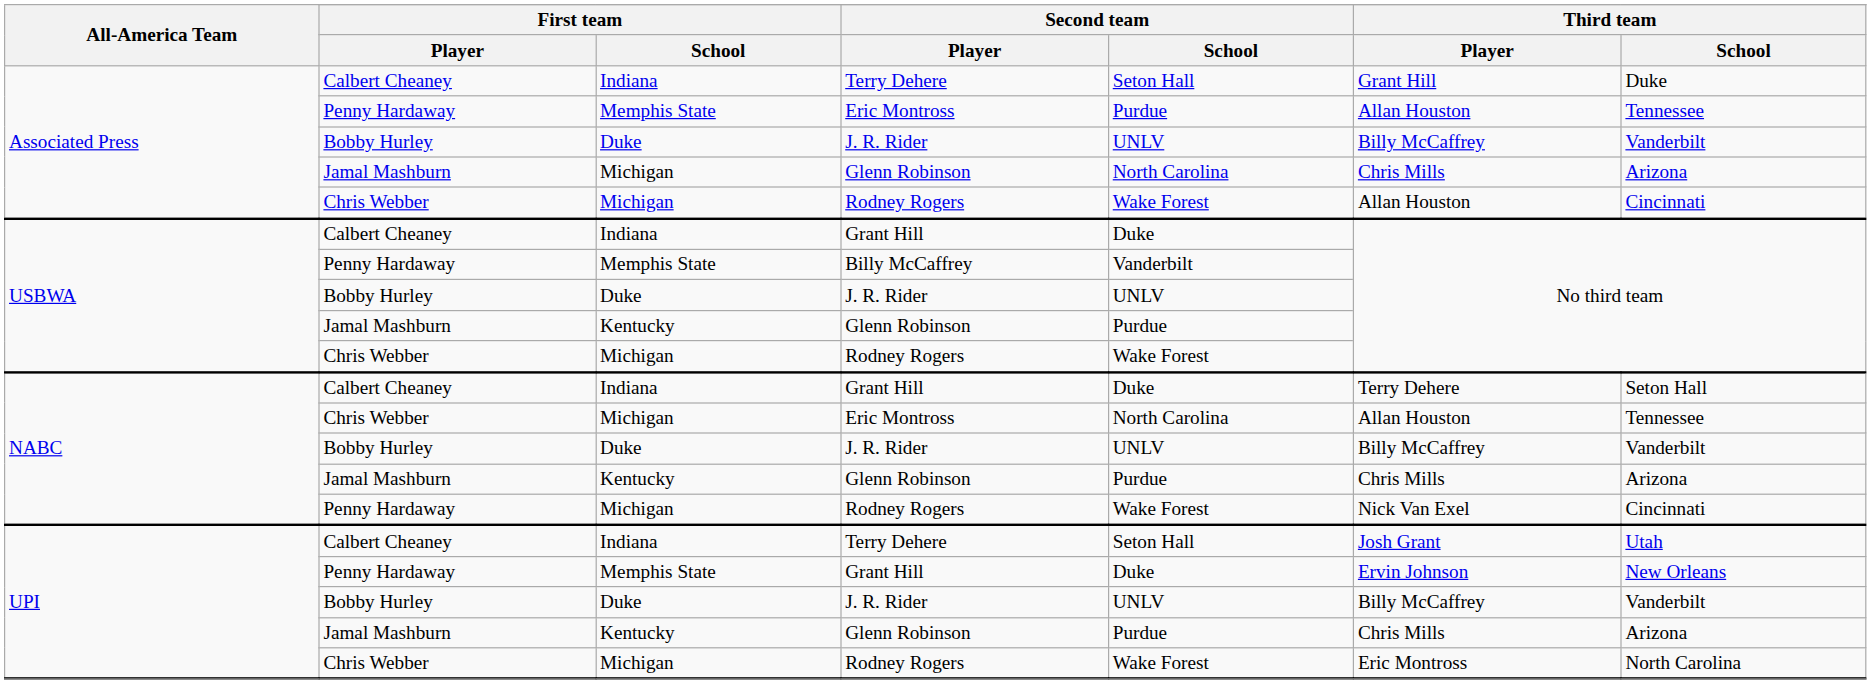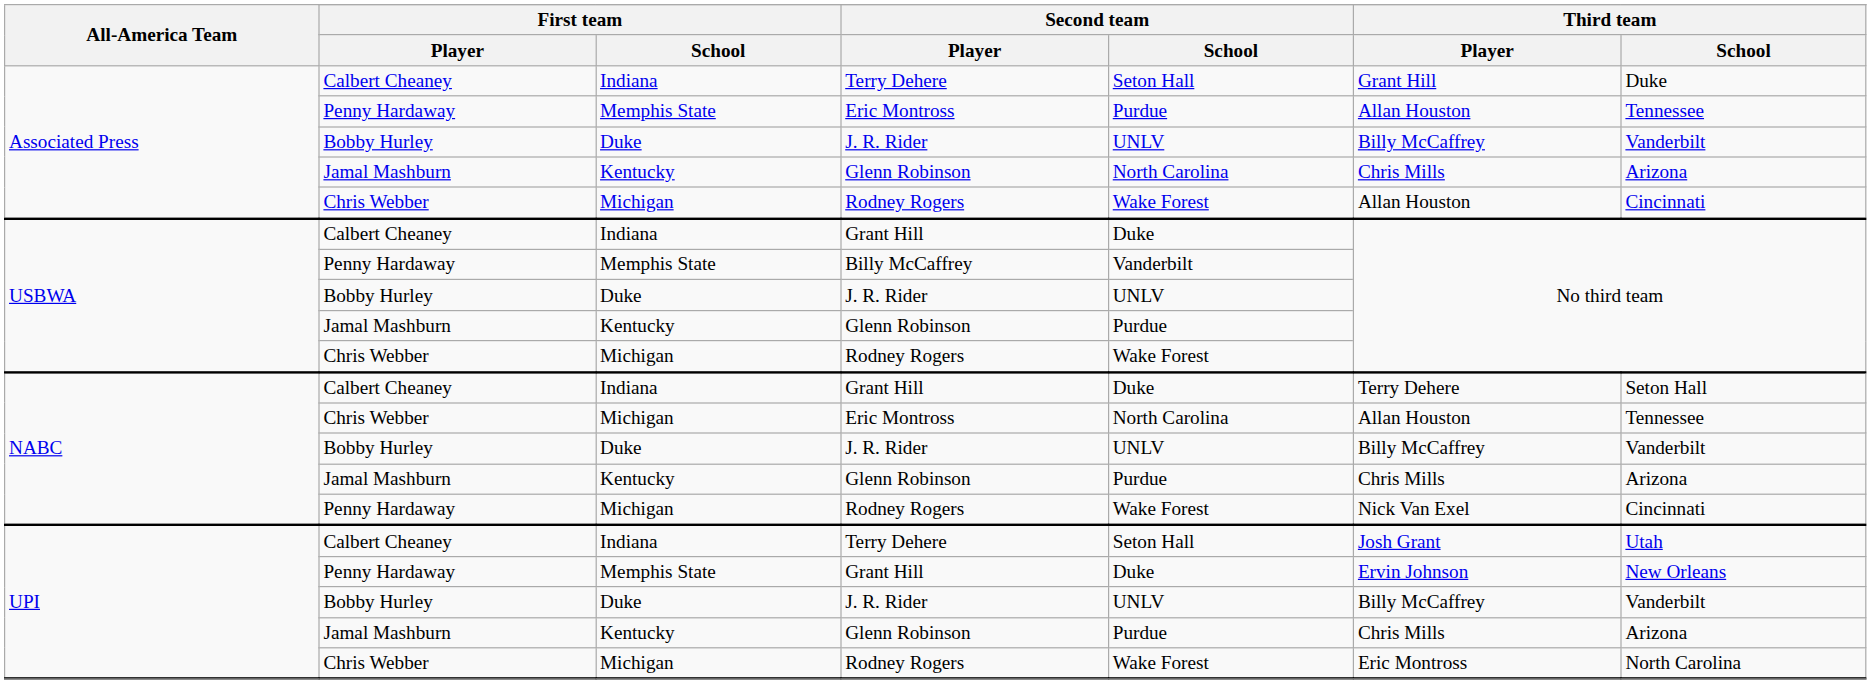(637, 171) Michigan -> (637, 171) Kentucky
